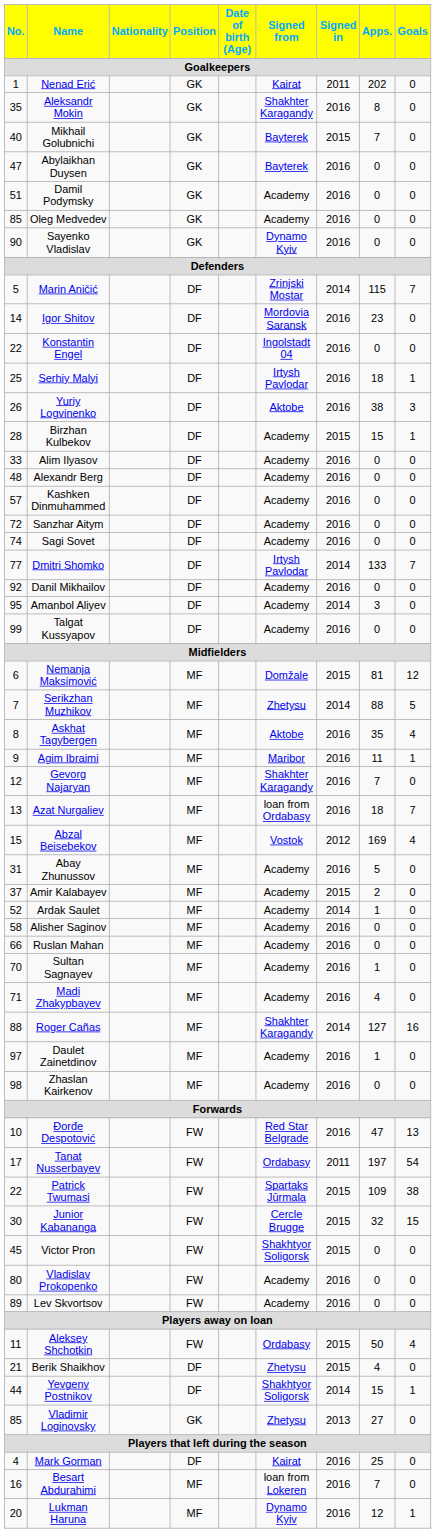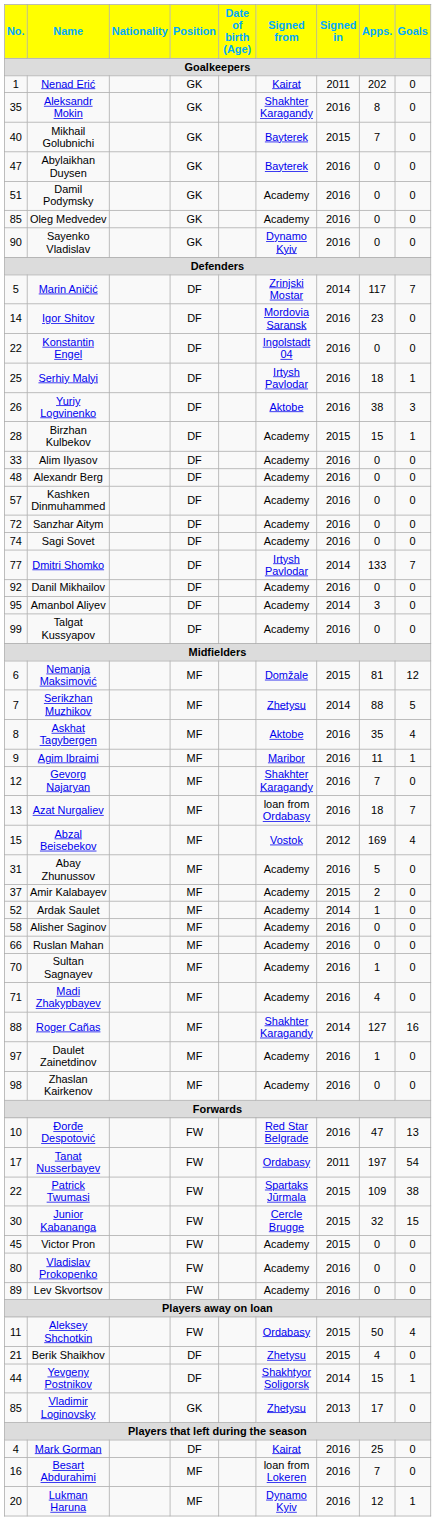(377, 290) 115 -> (377, 290) 117
(286, 1251) Shakhtyor Soligorsk -> (286, 1245) Academy
(377, 1420) 27 -> (377, 1408) 17
